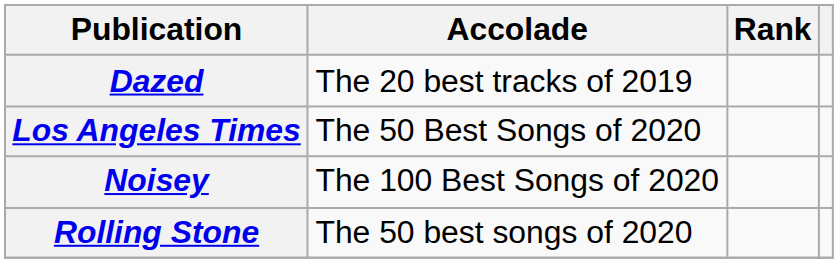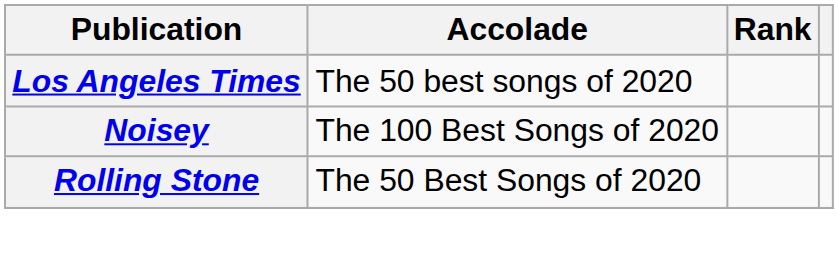- row: (157, 80)
(508, 130) The 50 Best Songs of 2020 -> (504, 80) The 50 best songs of 2020
(504, 231) The 50 best songs of 2020 -> (508, 181) The 50 Best Songs of 2020
